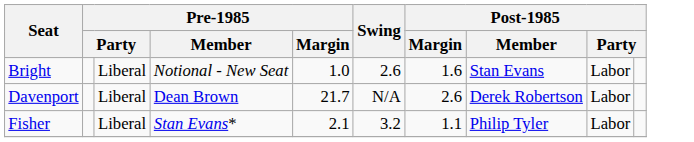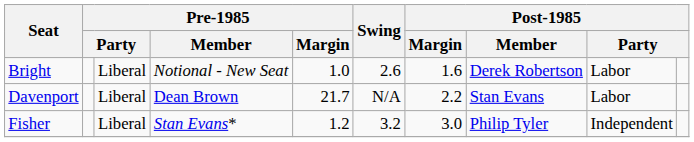(507, 70) Stan Evans -> (526, 70) Derek Robertson
(452, 96) 2.6 -> (452, 96) 2.2
(526, 96) Derek Robertson -> (507, 96) Stan Evans
(339, 123) 2.1 -> (339, 123) 1.2
(452, 123) 1.1 -> (452, 123) 3.0
(610, 123) Labor -> (632, 123) Independent
